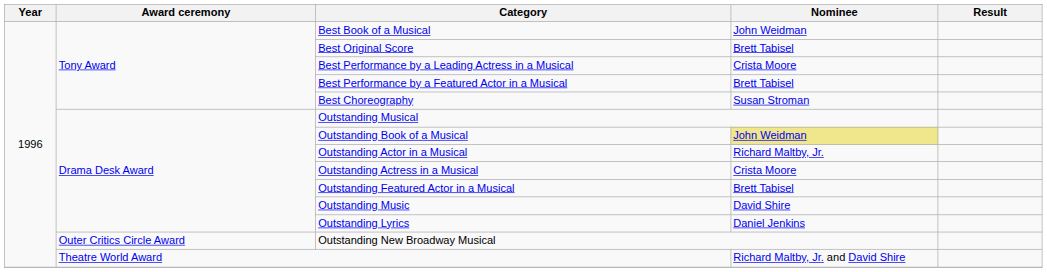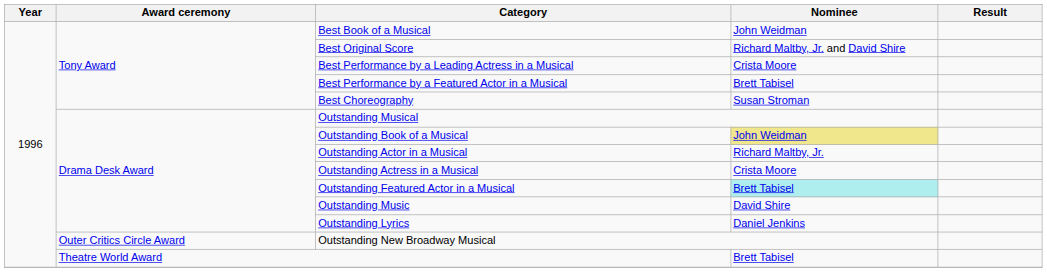(763, 48) Brett Tabisel -> (819, 48) Richard Maltby, Jr. and David Shire
(763, 188) no background -> (763, 188) paleturquoise background
(819, 258) Richard Maltby, Jr. and David Shire -> (763, 258) Brett Tabisel
